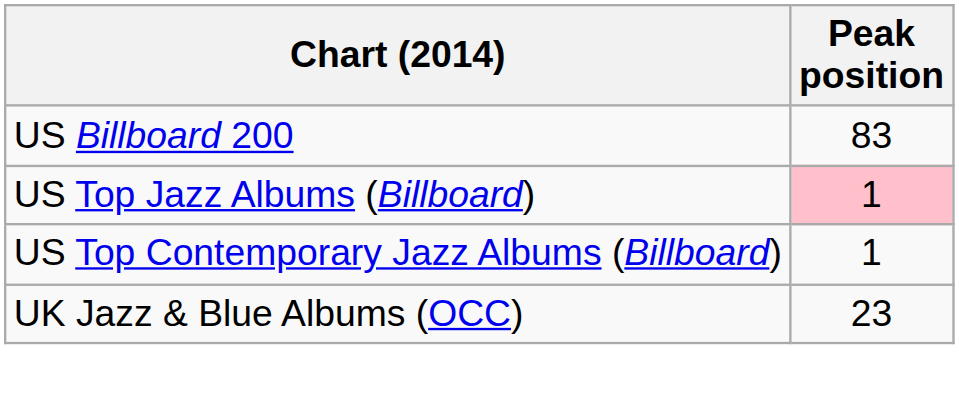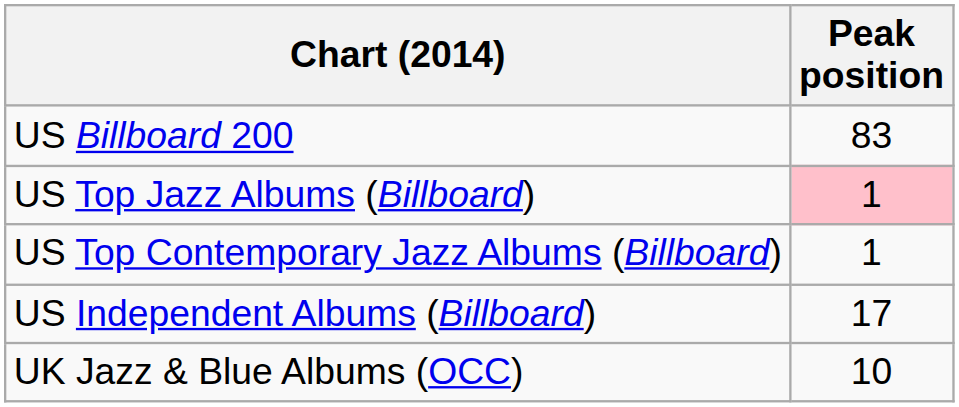+ row: (305, 312)
(871, 312) 23 -> (871, 371) 10
